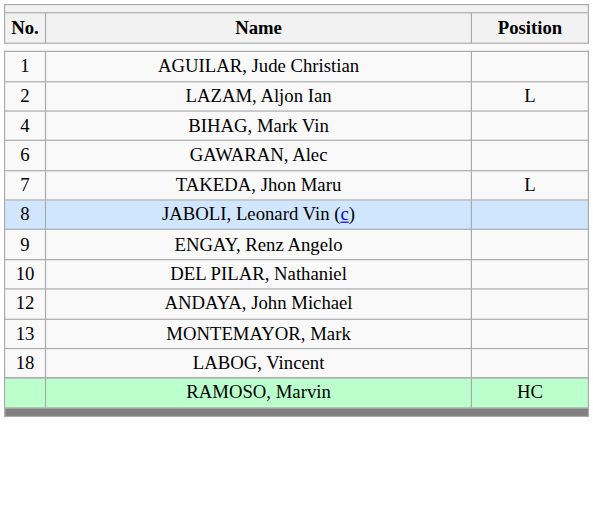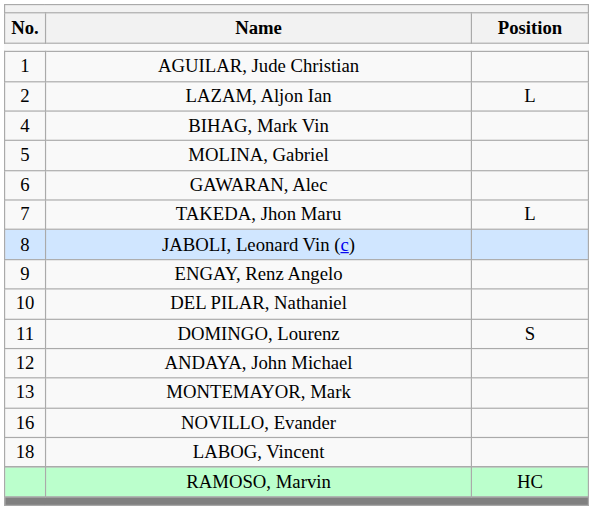+ row: (25, 155)
+ row: (25, 333)
+ row: (25, 422)
